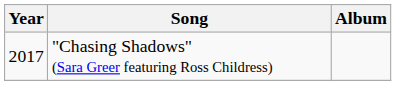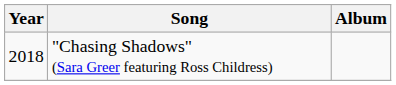(26, 56) 2017 -> (26, 56) 2018
